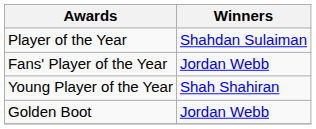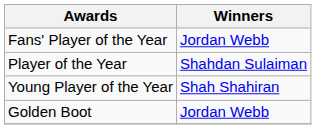rows swapped: (67, 40) <-> (88, 64)
